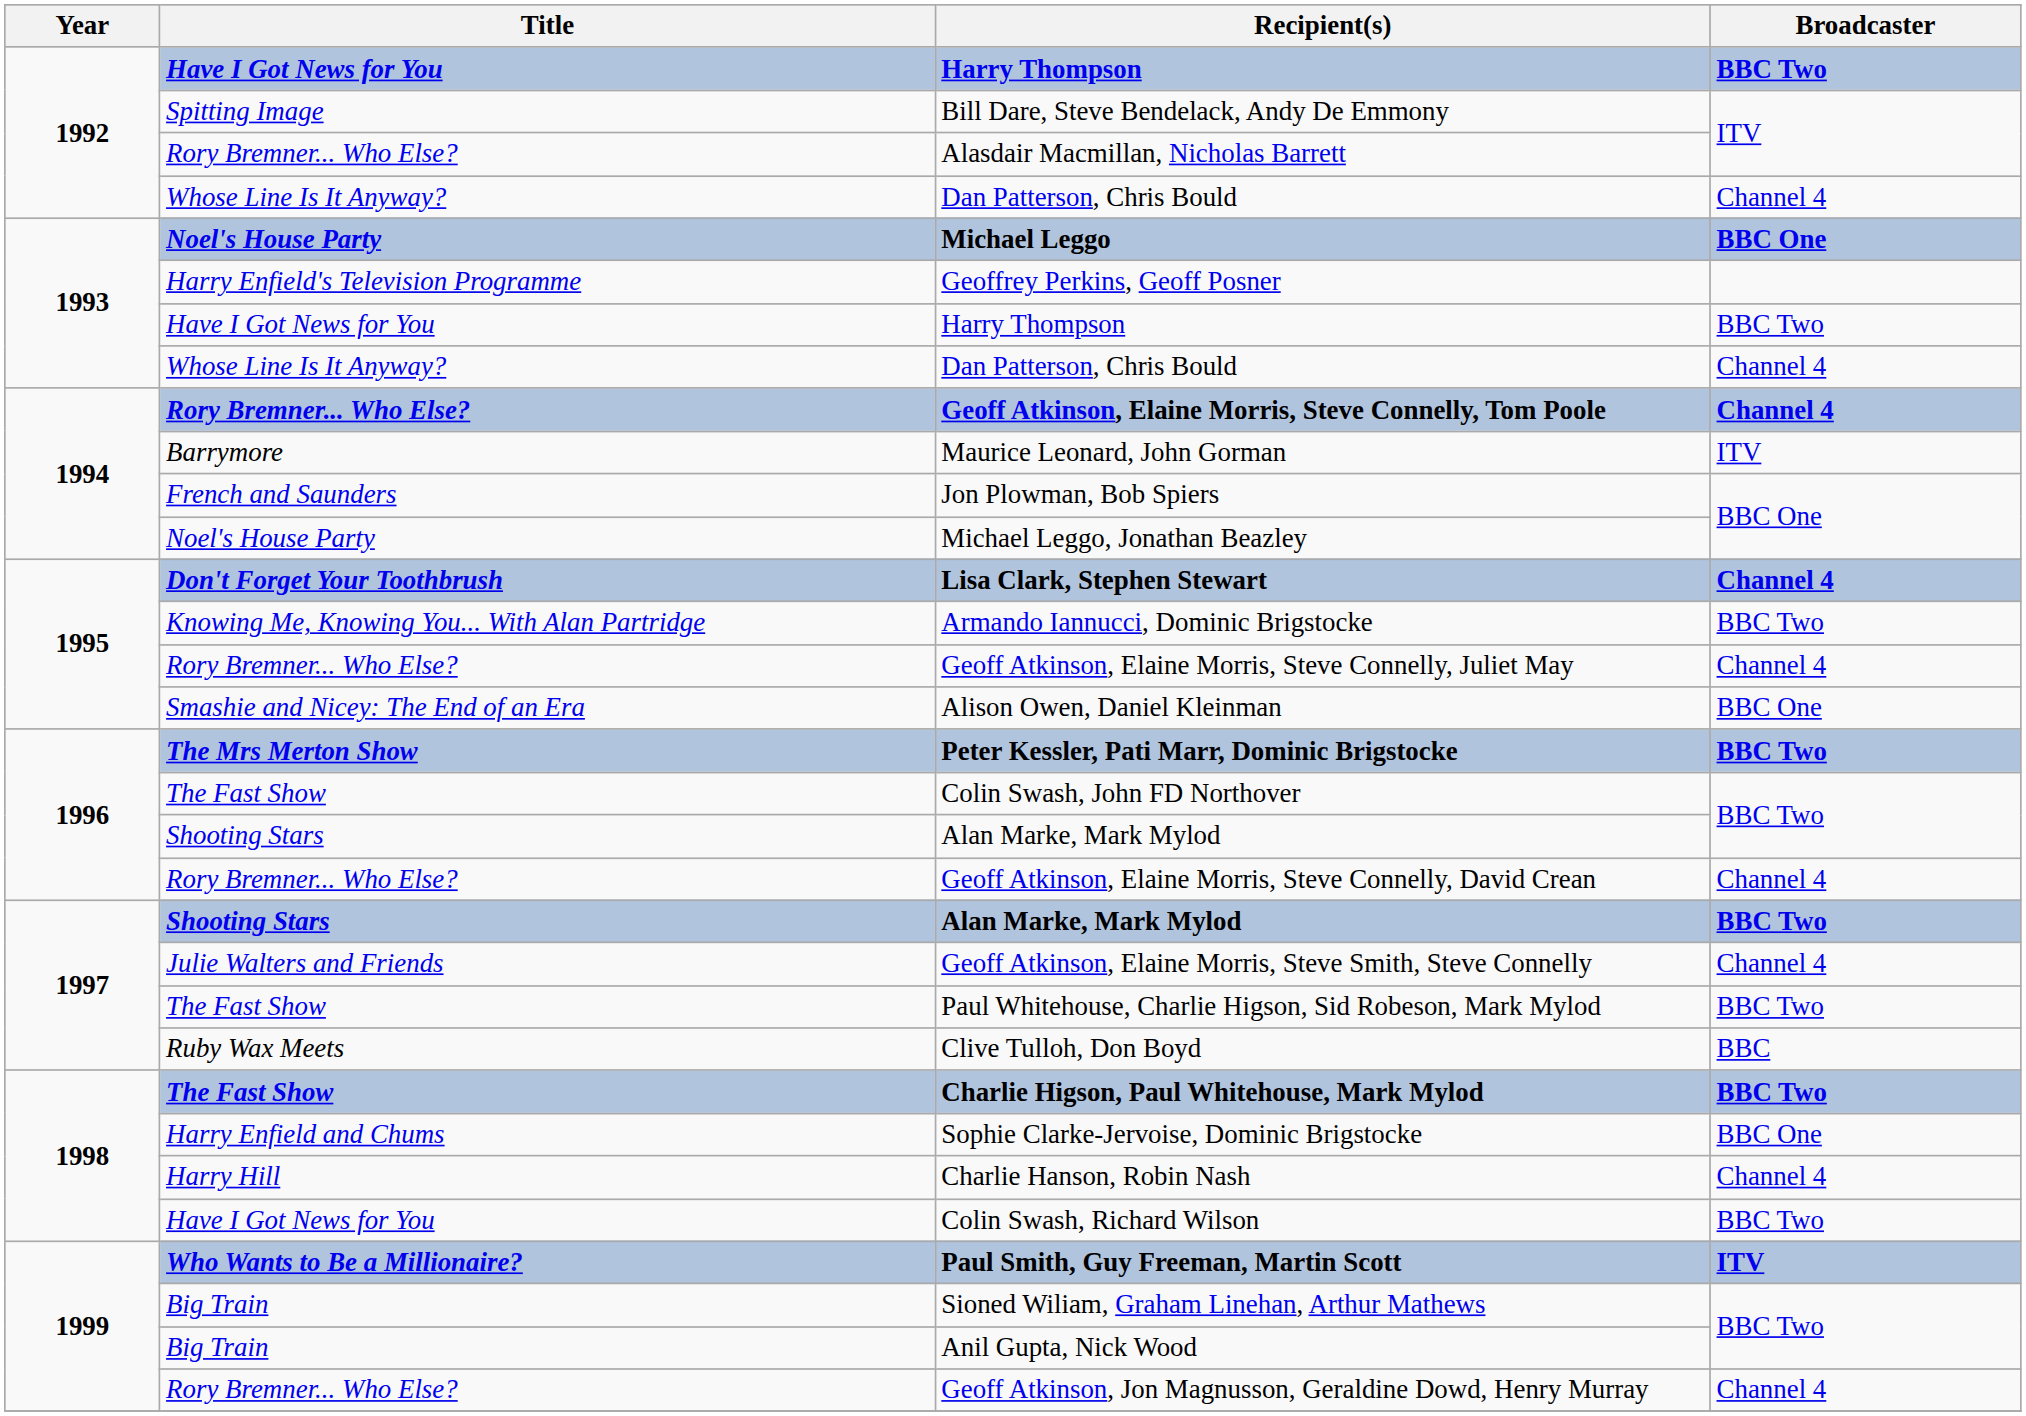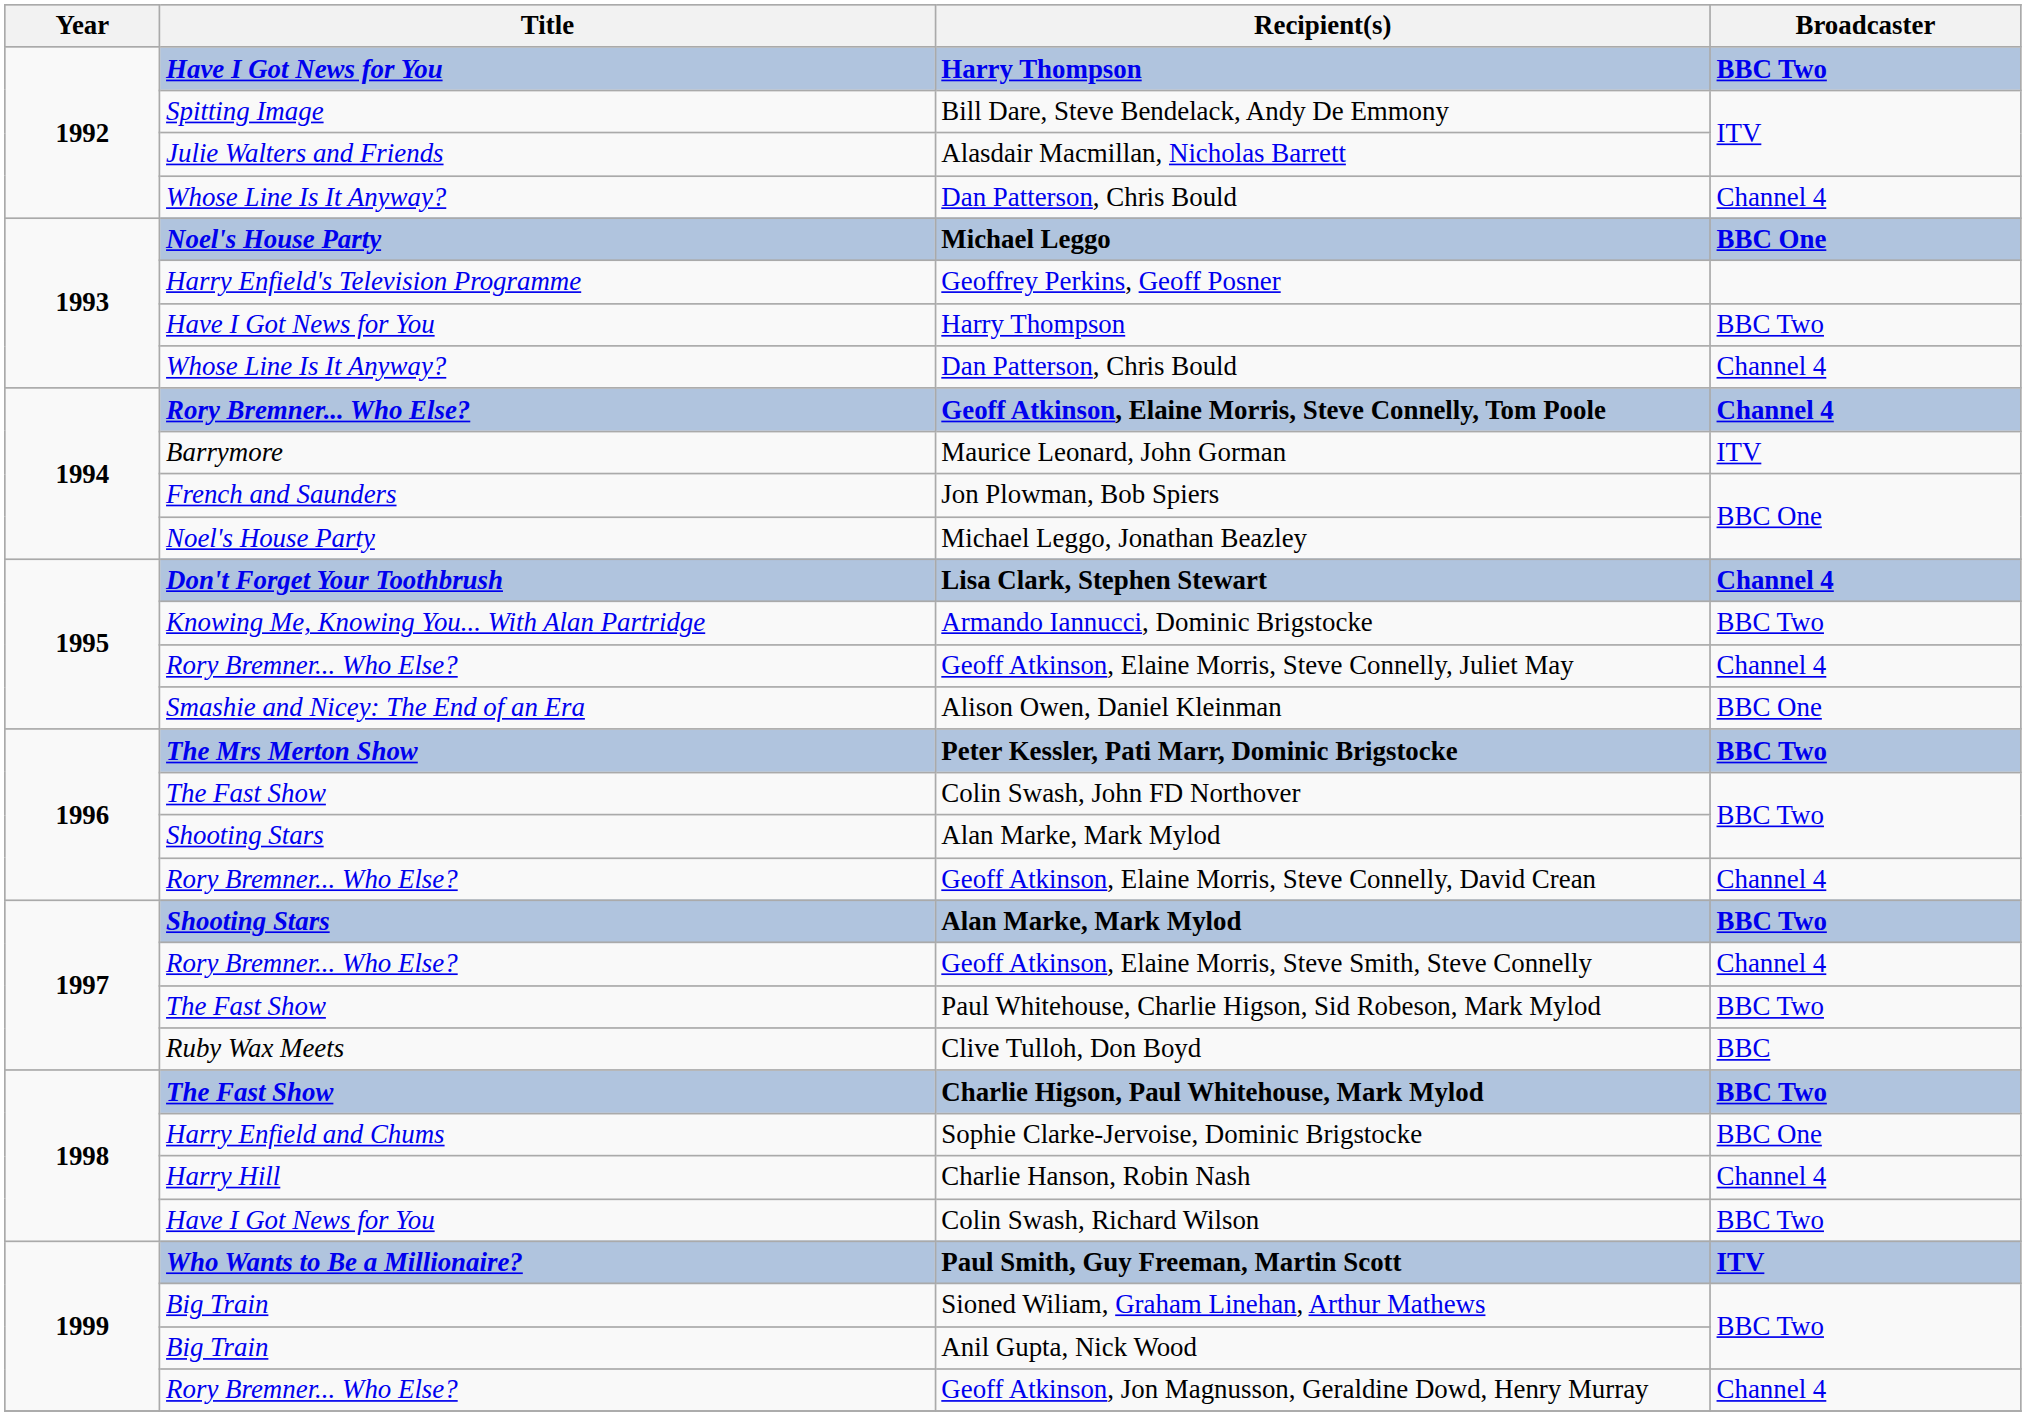(312, 153) Rory Bremner... Who Else? -> (305, 153) Julie Walters and Friends
(305, 963) Julie Walters and Friends -> (312, 963) Rory Bremner... Who Else?
